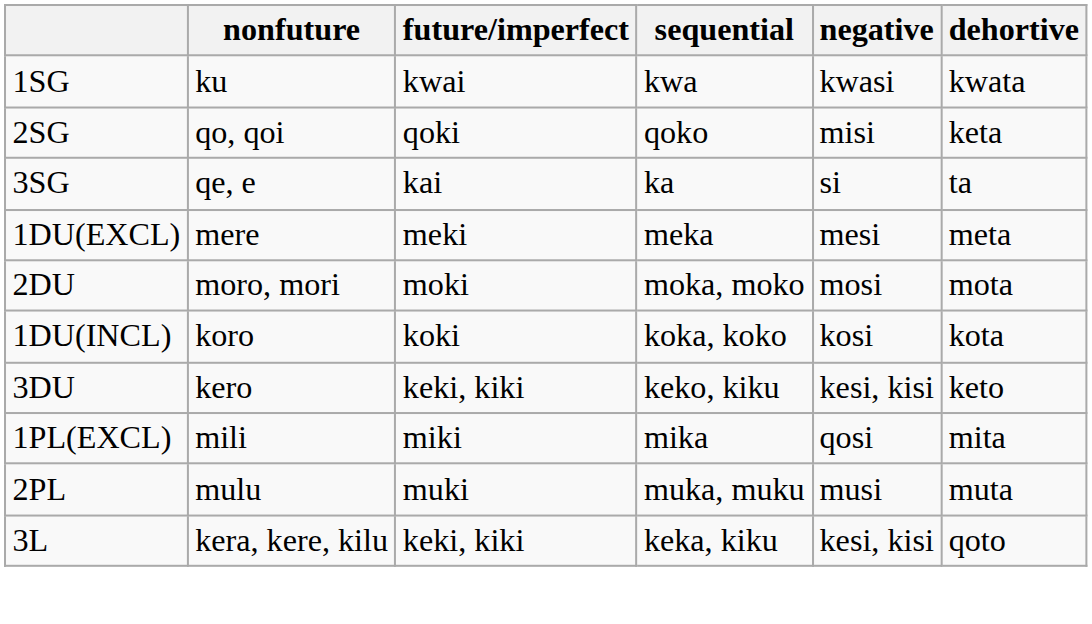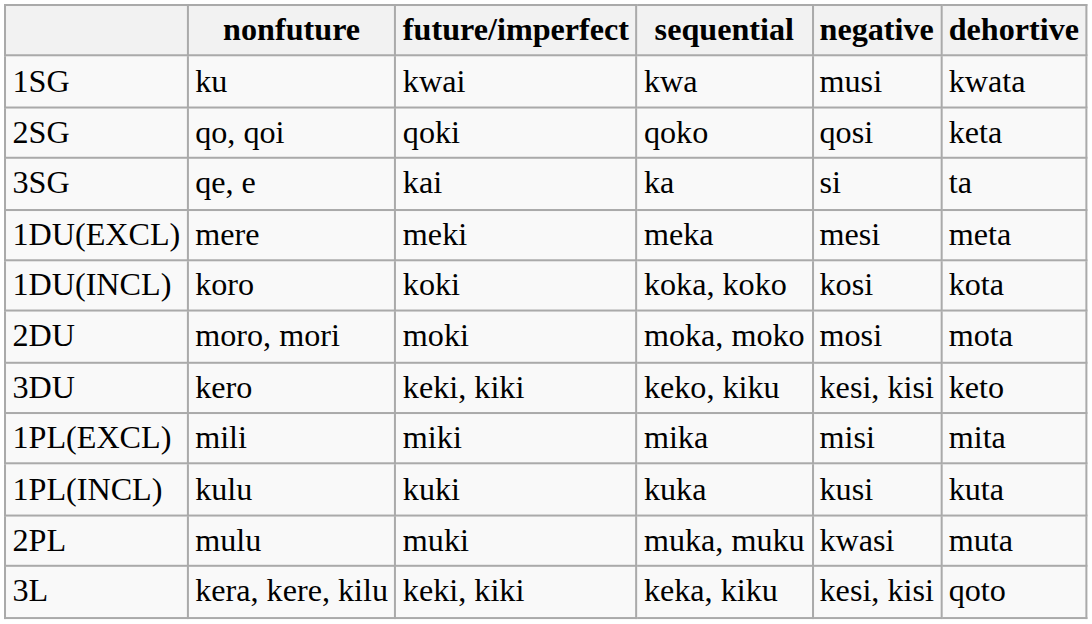(857, 81) kwasi -> (851, 81) musi
(847, 132) misi -> (846, 132) qosi
rows swapped: (92, 336) <-> (44, 285)
(846, 438) qosi -> (847, 438) misi
+ row: (87, 489)
(851, 489) musi -> (857, 540) kwasi
